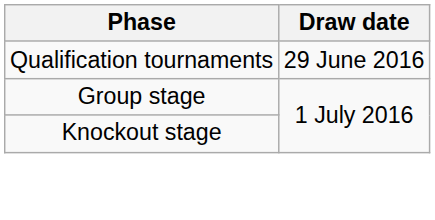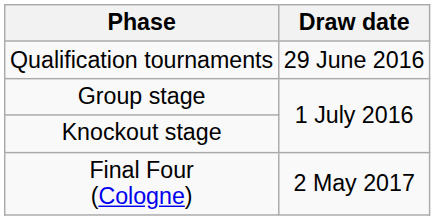+ row: (142, 183)
